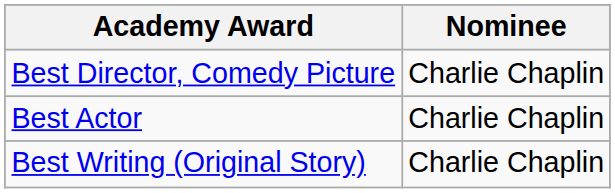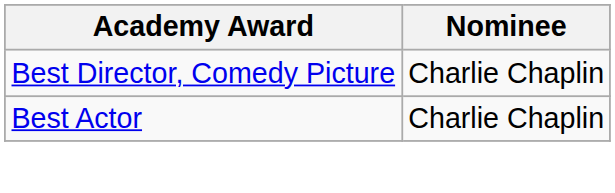- row: (189, 163)
